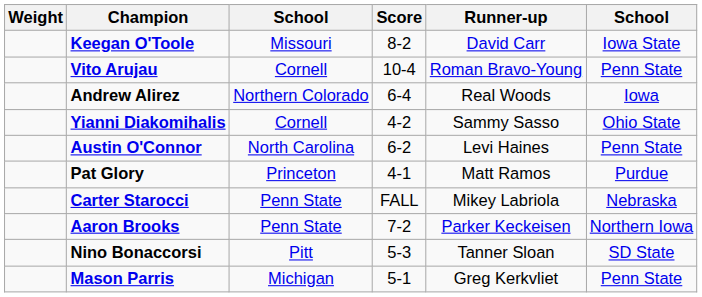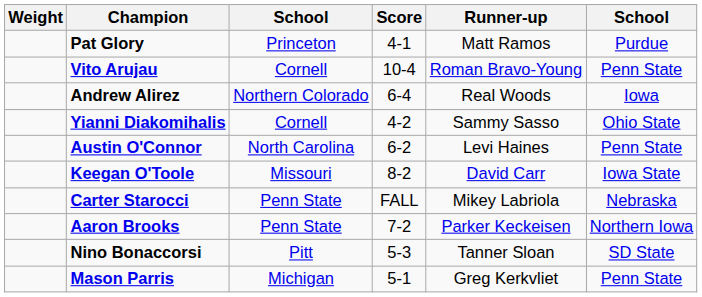rows swapped: (107, 174) <-> (132, 43)
